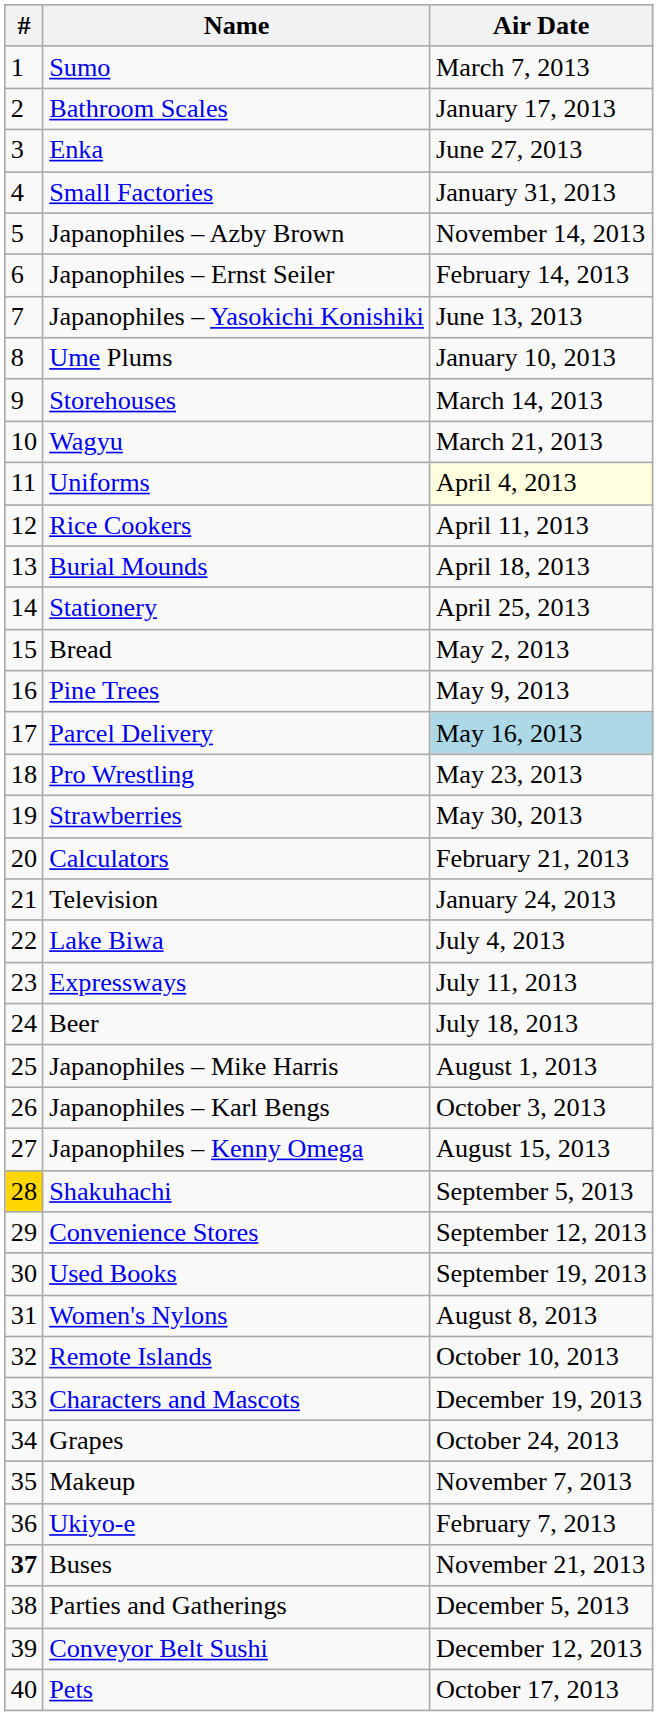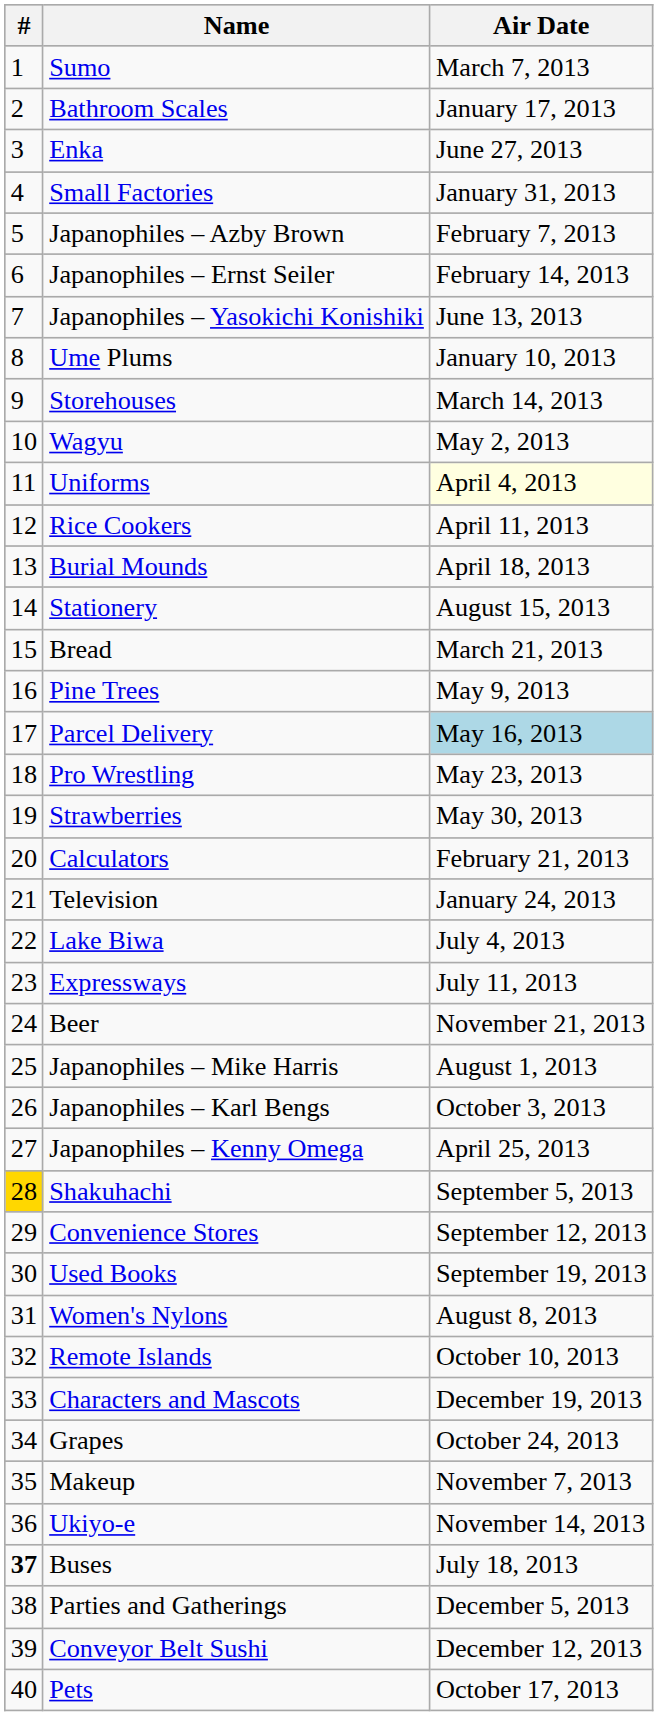(541, 233) November 14, 2013 -> (526, 233) February 7, 2013
(519, 441) March 21, 2013 -> (503, 441) May 2, 2013
(513, 607) April 25, 2013 -> (523, 607) August 15, 2013
(503, 649) May 2, 2013 -> (519, 649) March 21, 2013
(507, 1024) July 18, 2013 -> (541, 1024) November 21, 2013
(523, 1148) August 15, 2013 -> (513, 1148) April 25, 2013
(526, 1523) February 7, 2013 -> (541, 1523) November 14, 2013
(541, 1565) November 21, 2013 -> (507, 1565) July 18, 2013
